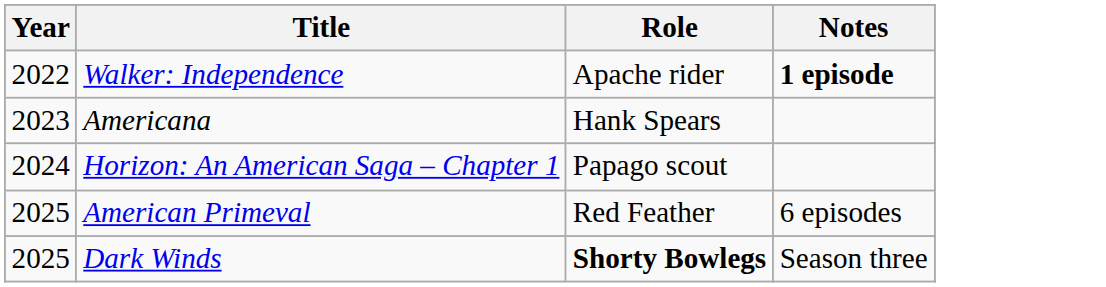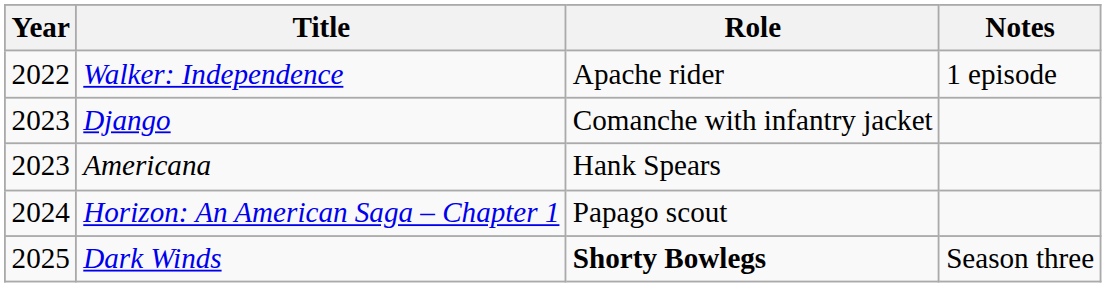(837, 73) bold -> (1002, 73) normal
+ row: (127, 119)
- row: (197, 212)
